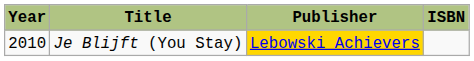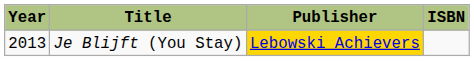(27, 43) 2010 -> (27, 43) 2013
